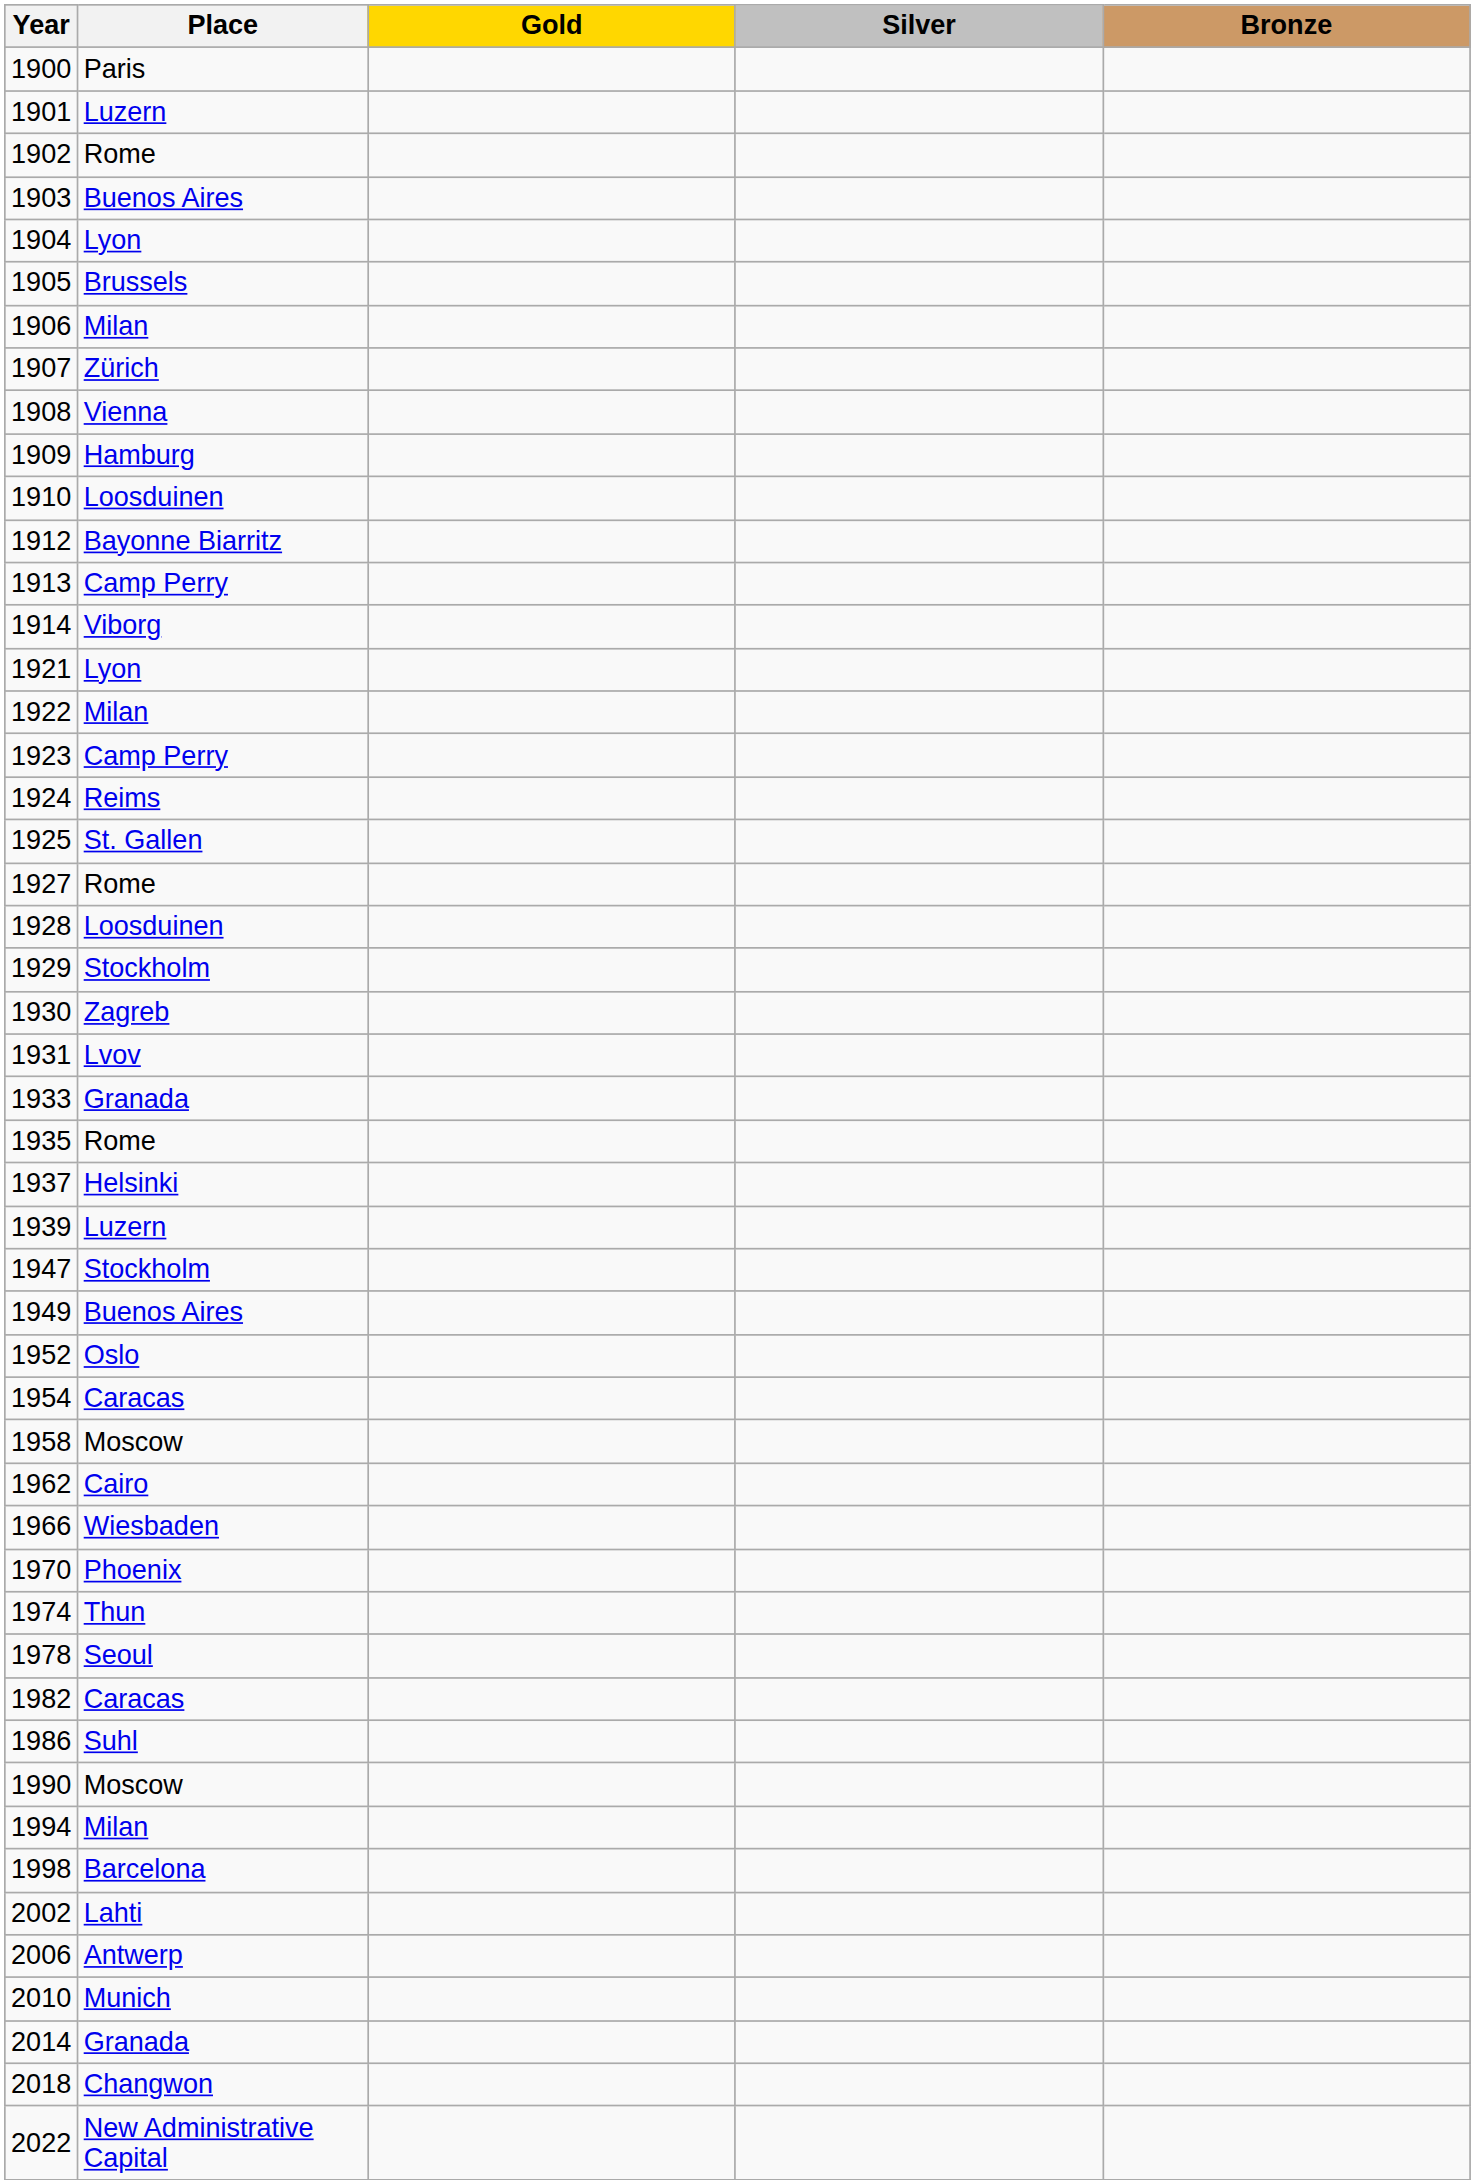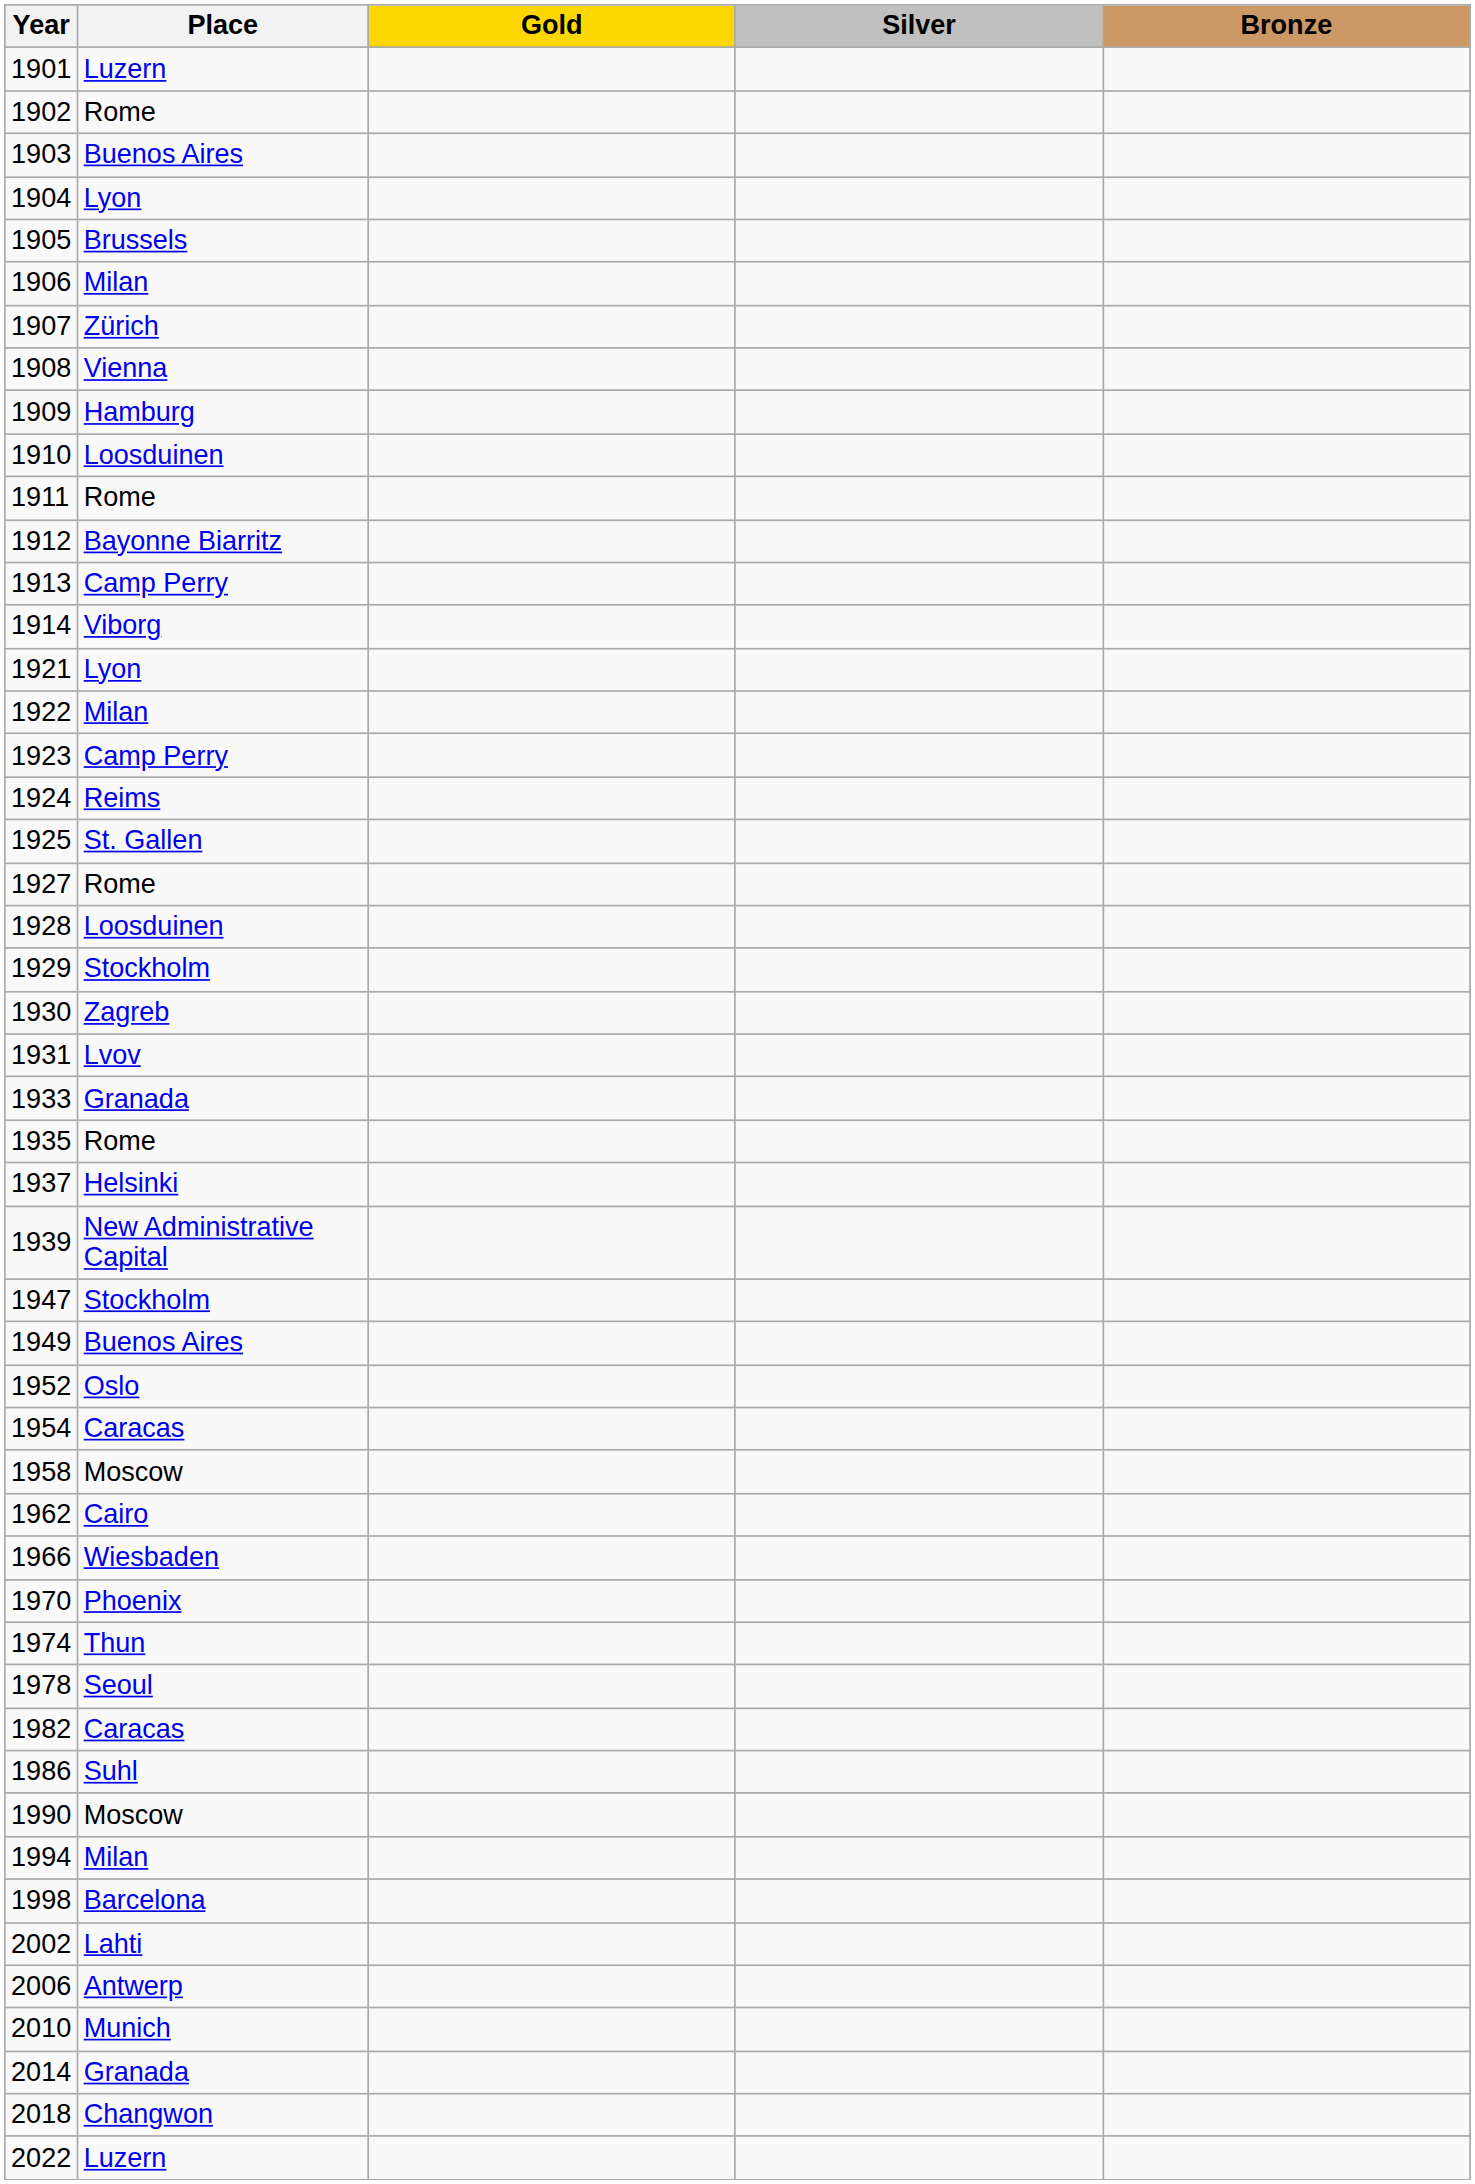- row: (41, 68)
+ row: (40, 497)
(125, 1226) Luzern -> (199, 1241) New Administrative Capital
(199, 2142) New Administrative Capital -> (125, 2157) Luzern
